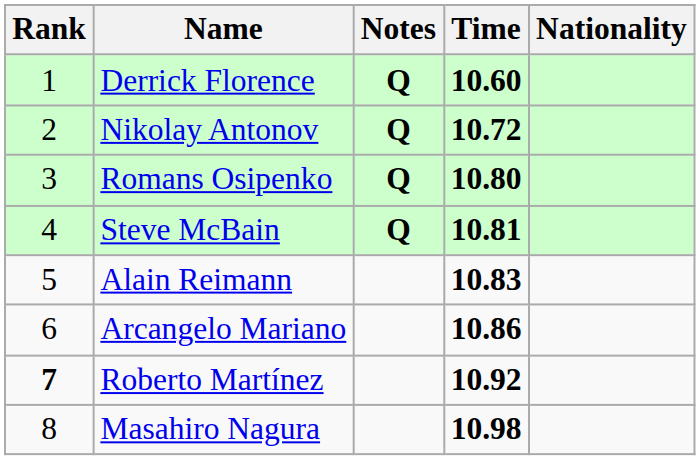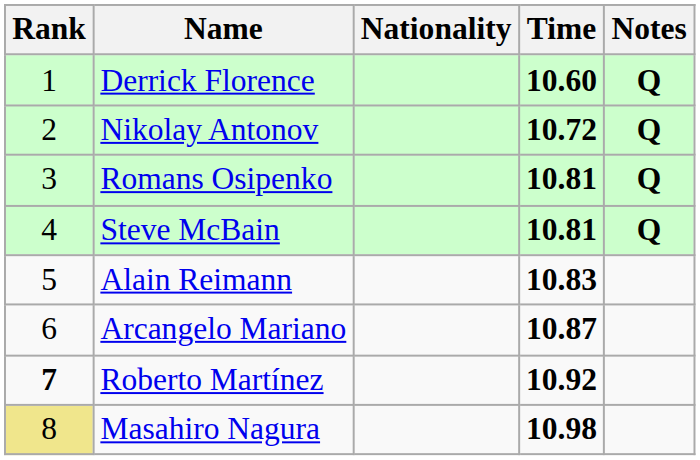columns swapped: (611, 29) <-> (398, 29)
(486, 179) 10.80 -> (561, 179) 10.81
(486, 329) 10.86 -> (561, 329) 10.87
(49, 429) no background -> (49, 429) khaki background
